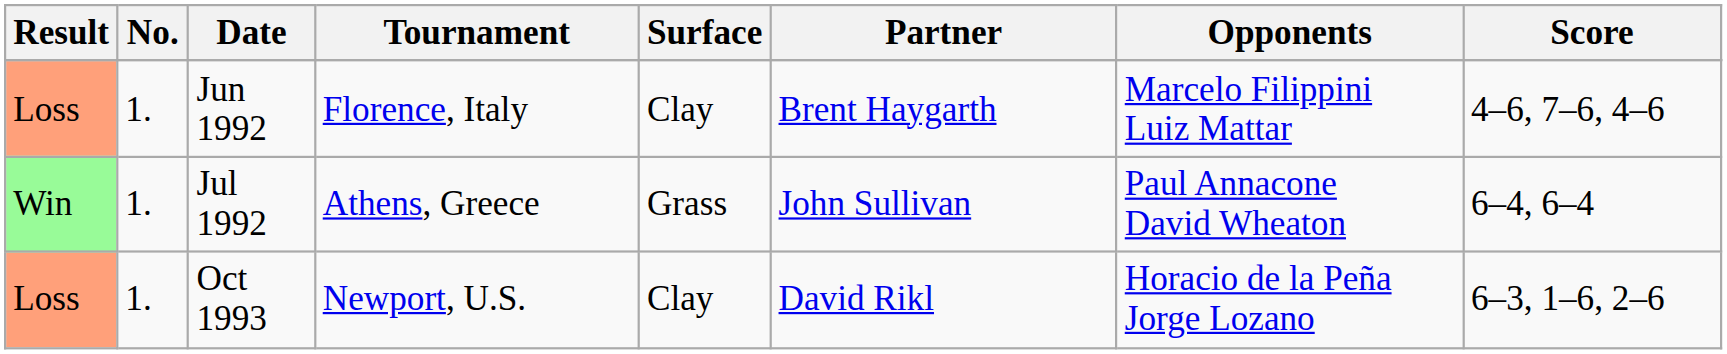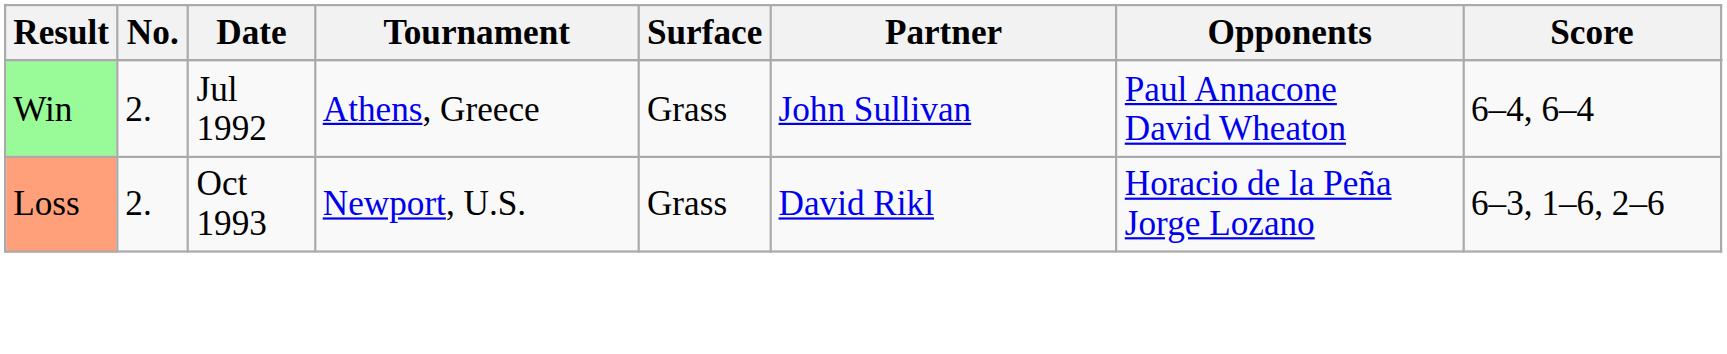- row: (232, 108)
(138, 203) 1. -> (138, 108) 2.
(138, 298) 1. -> (138, 203) 2.
(680, 298) Clay -> (687, 203) Grass
